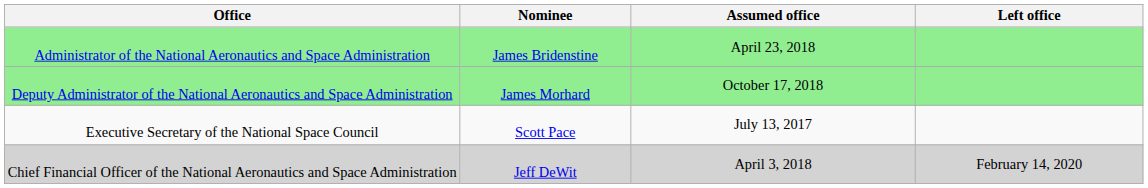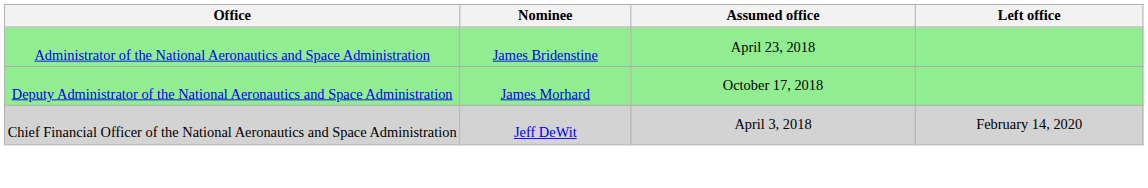- row: (232, 133)
